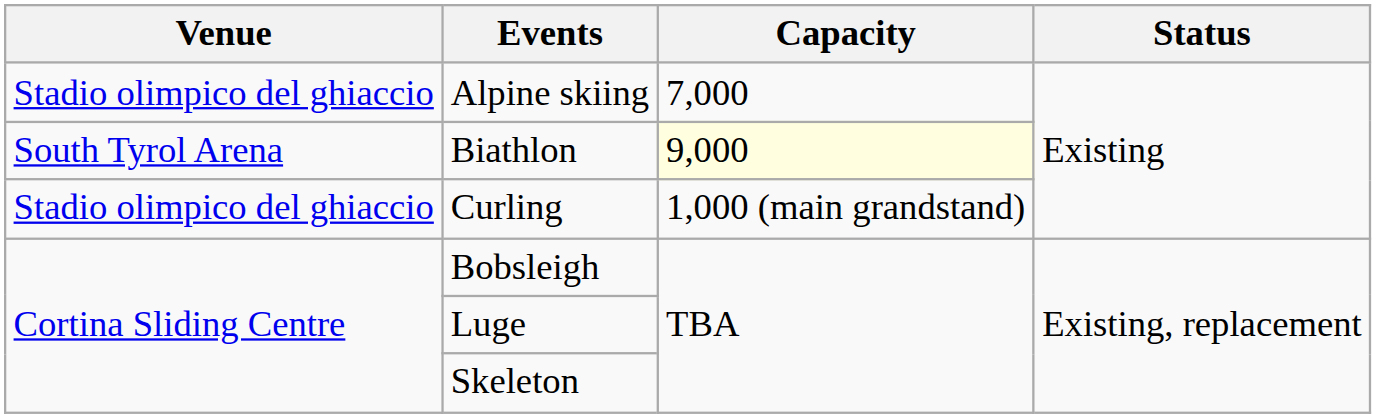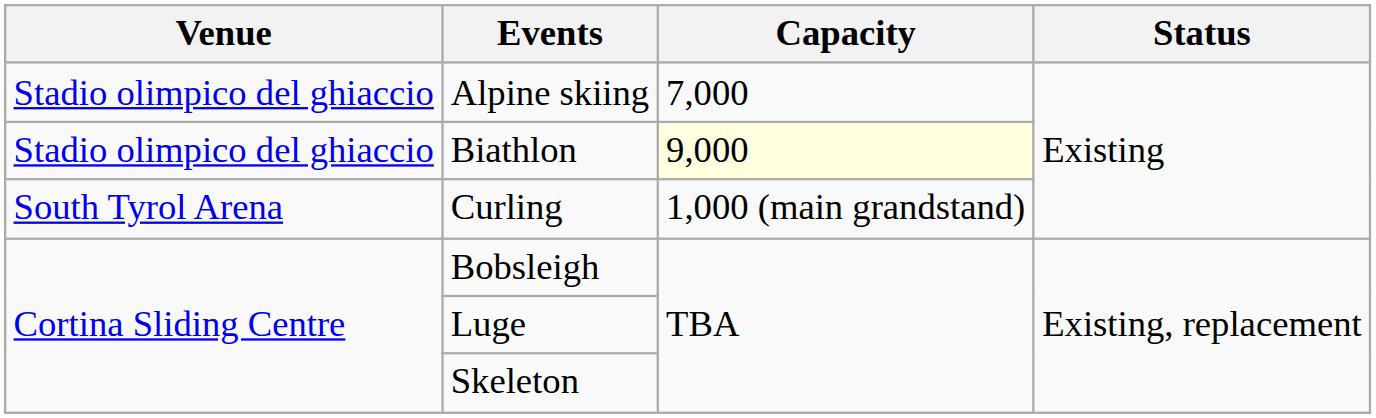(148, 149) South Tyrol Arena -> (224, 149) Stadio olimpico del ghiaccio
(224, 207) Stadio olimpico del ghiaccio -> (148, 207) South Tyrol Arena
